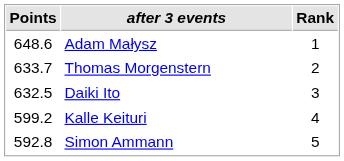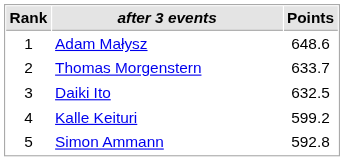columns swapped: (315, 18) <-> (33, 18)
